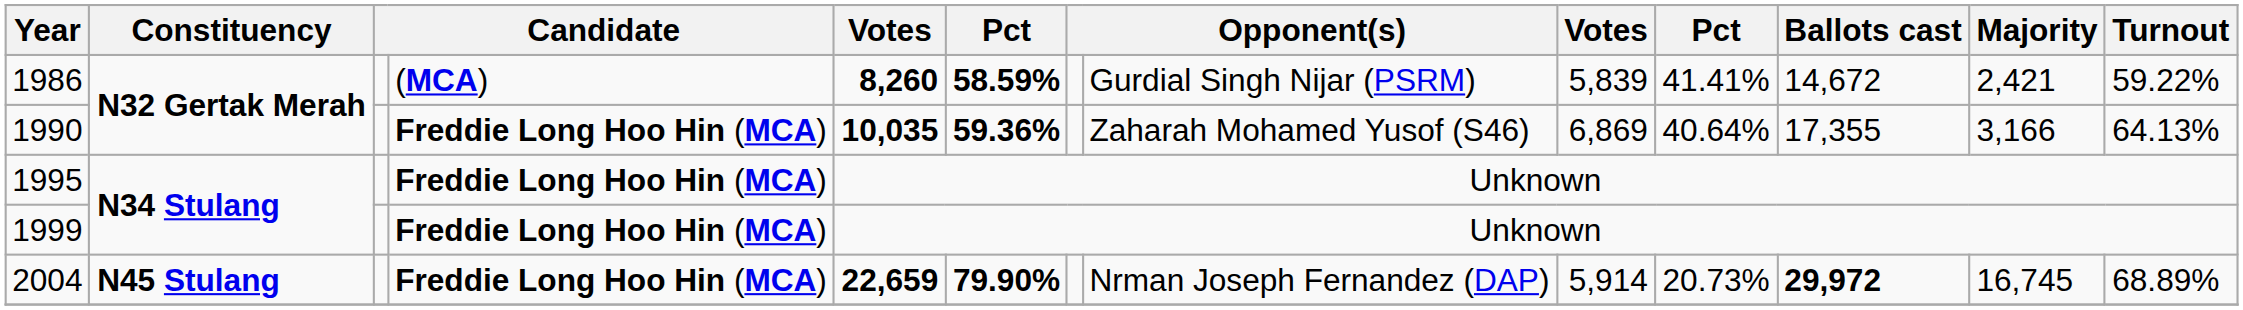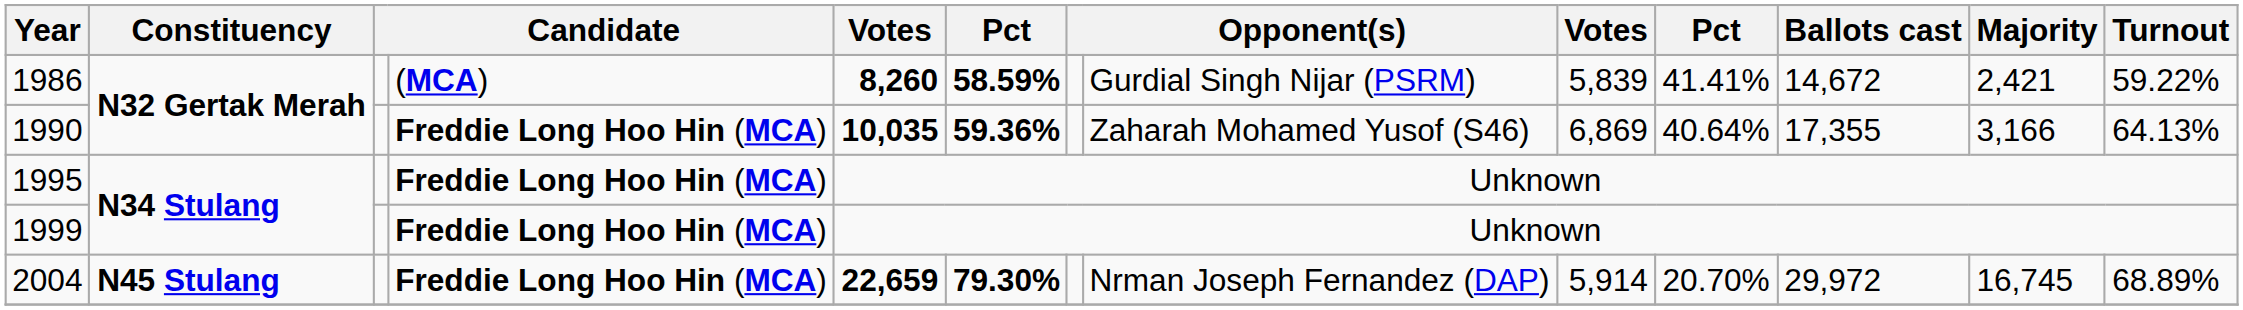(1006, 280) 79.90% -> (1006, 280) 79.30%
(1716, 280) 20.73% -> (1716, 280) 20.70%
(1833, 280) bold -> (1833, 280) normal
